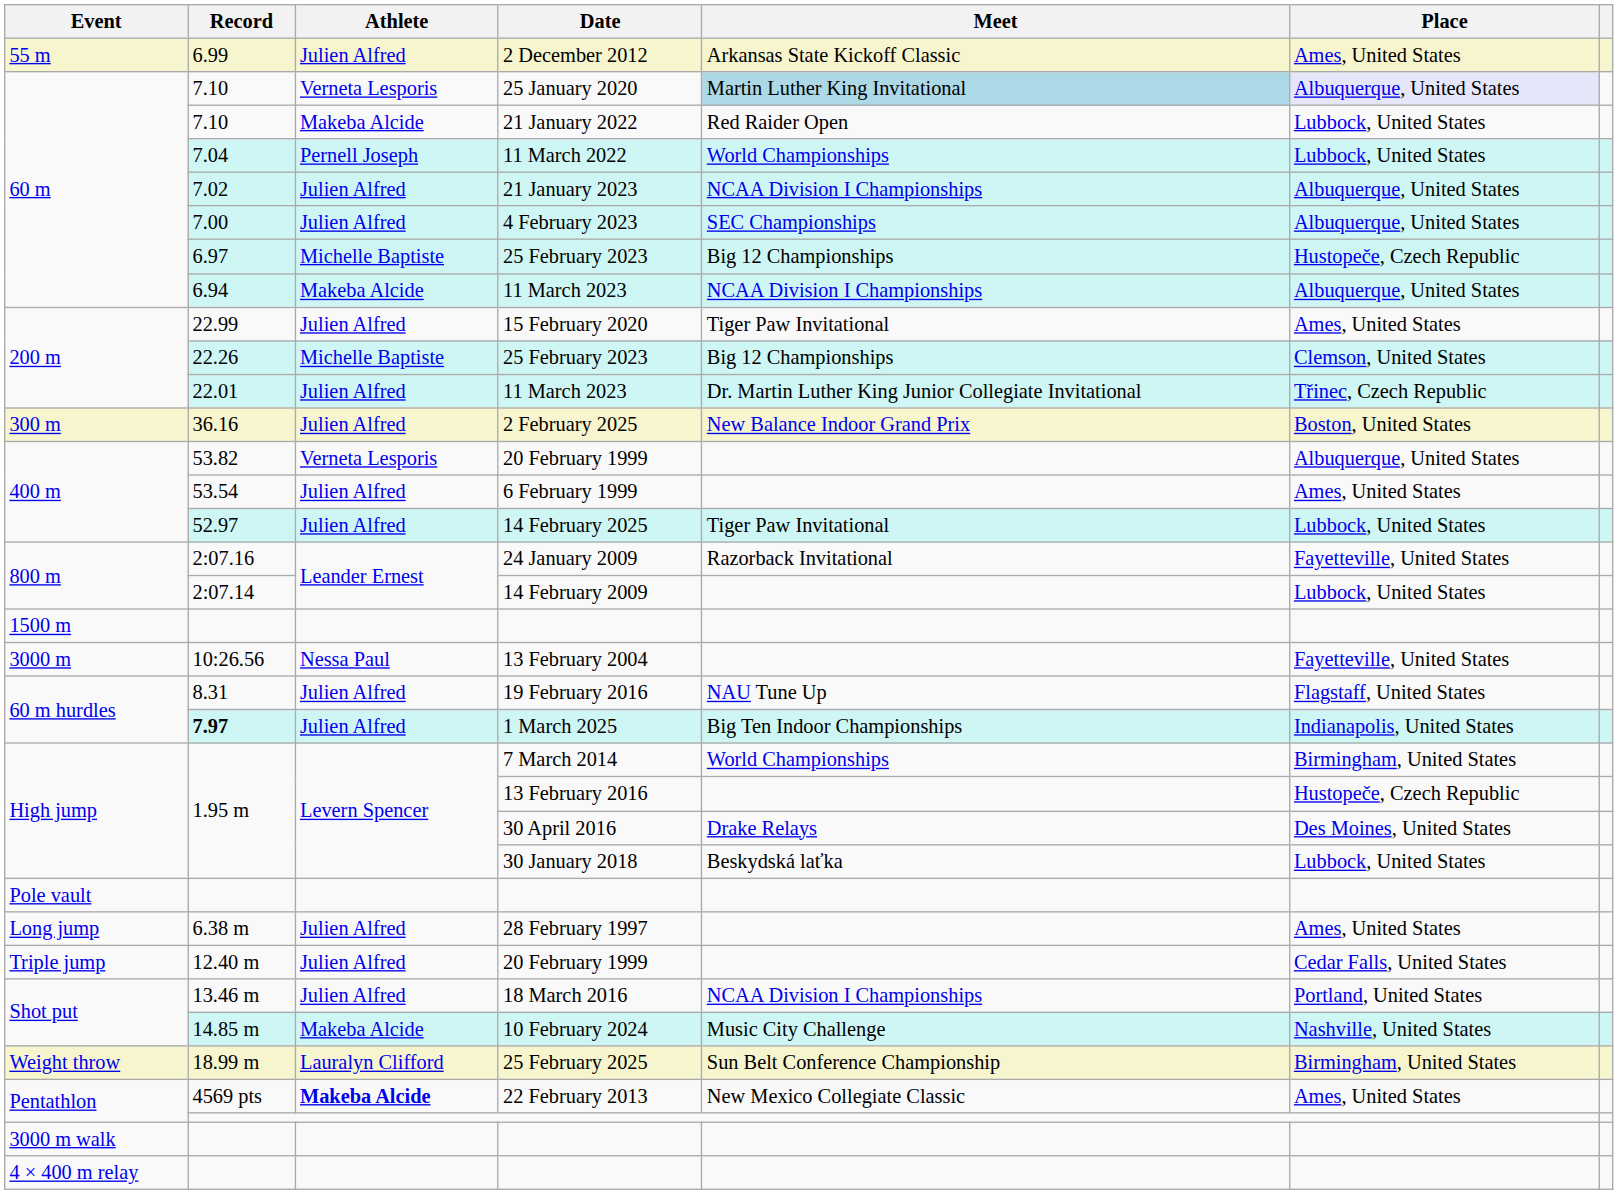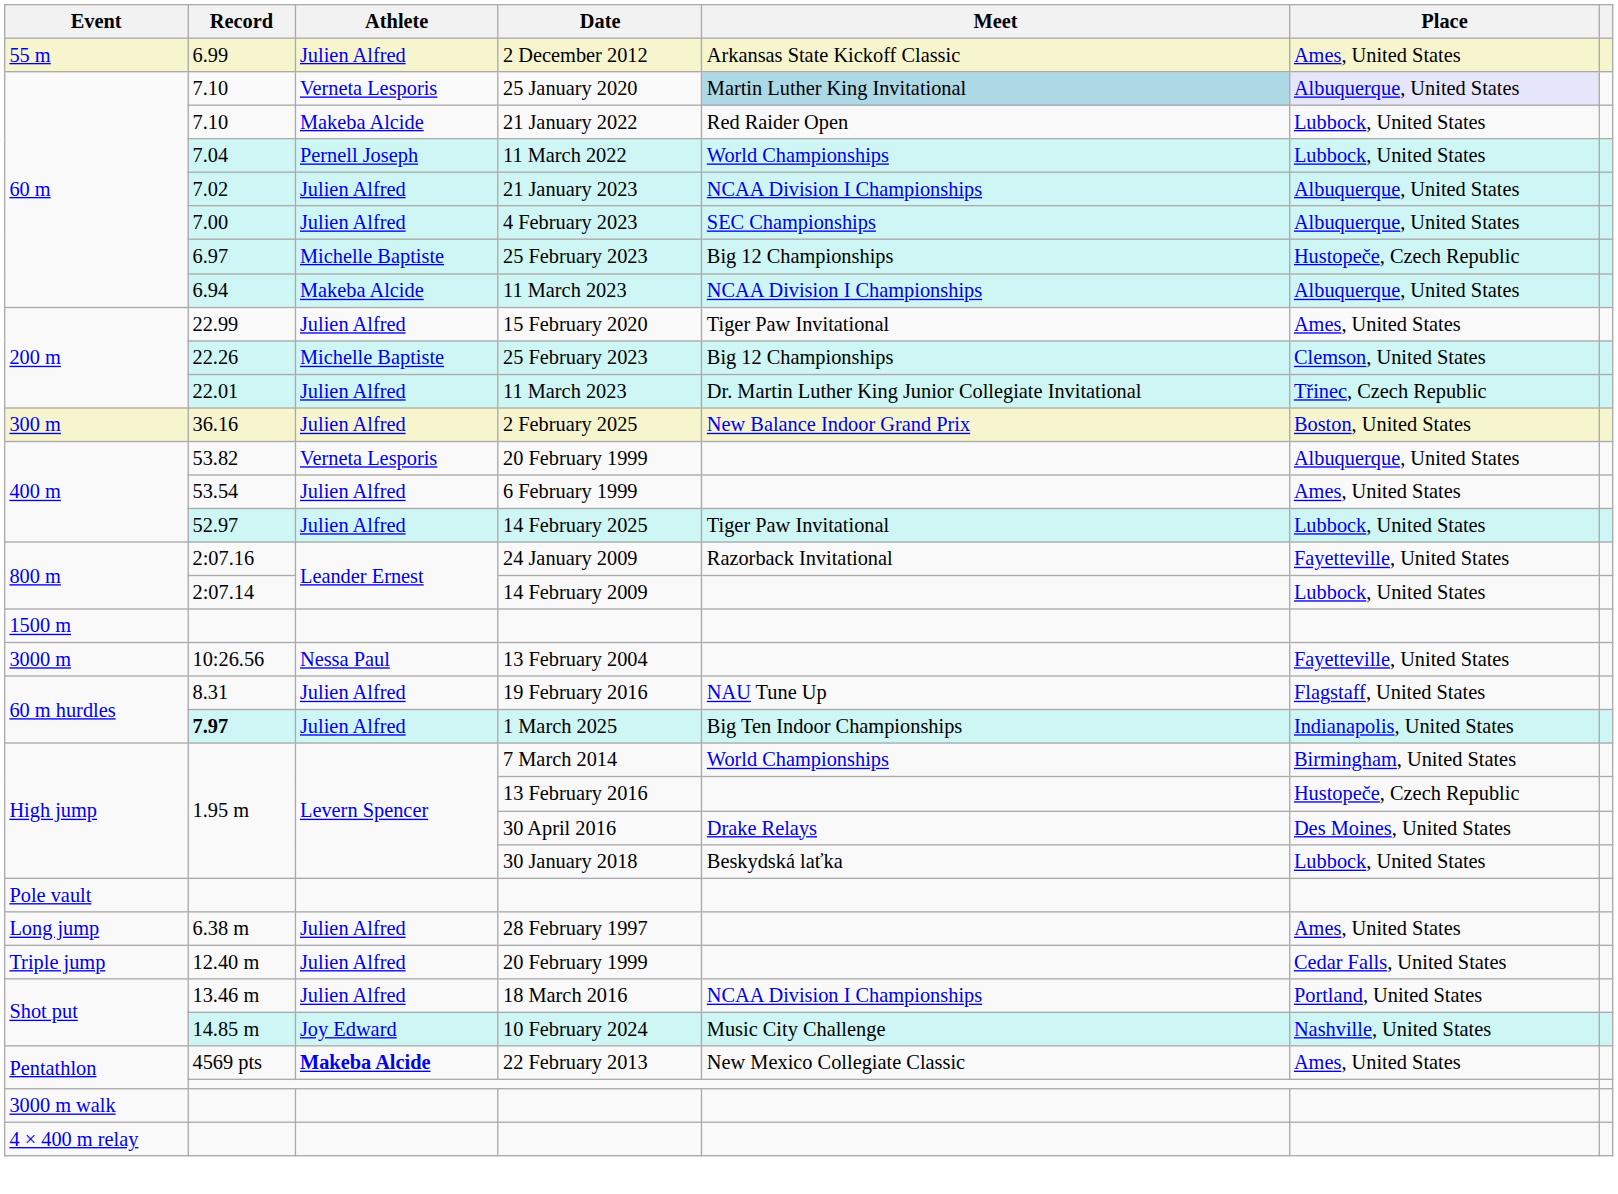(362, 1028) Makeba Alcide -> (348, 1028) Joy Edward
- row: (65, 1062)
